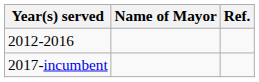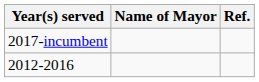rows swapped: (41, 40) <-> (58, 64)
